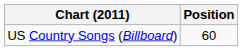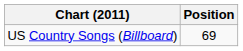(209, 35) 60 -> (209, 35) 69
